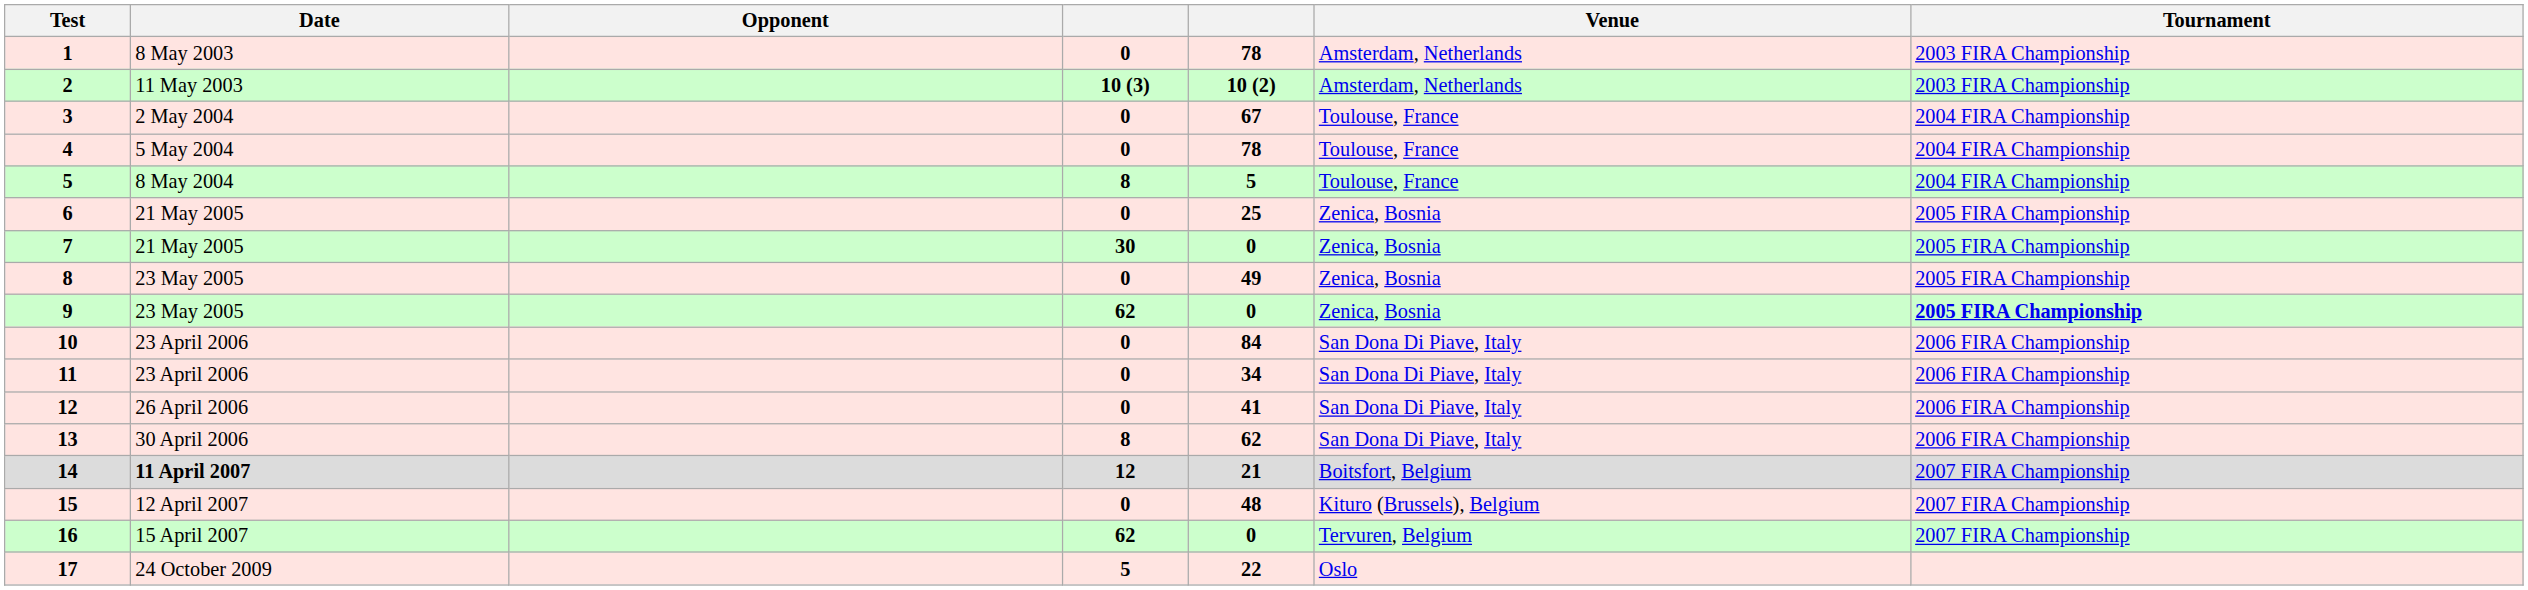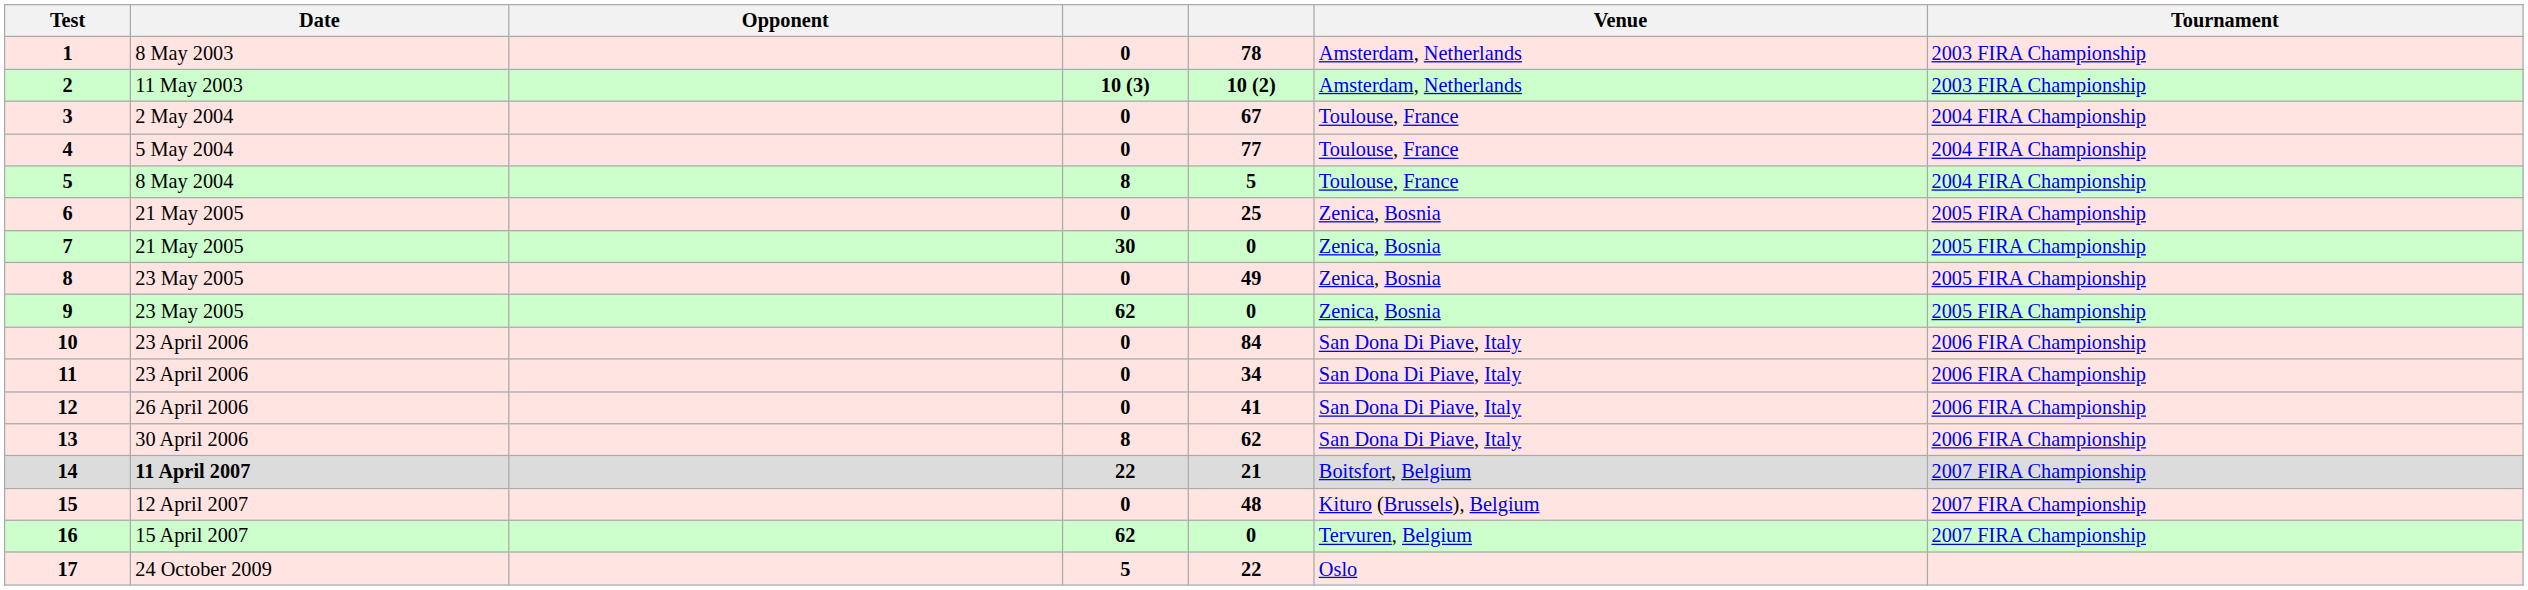(1251, 149) 78 -> (1251, 149) 77
(2029, 310) bold -> (2039, 310) normal
(1125, 471) 12 -> (1125, 471) 22
